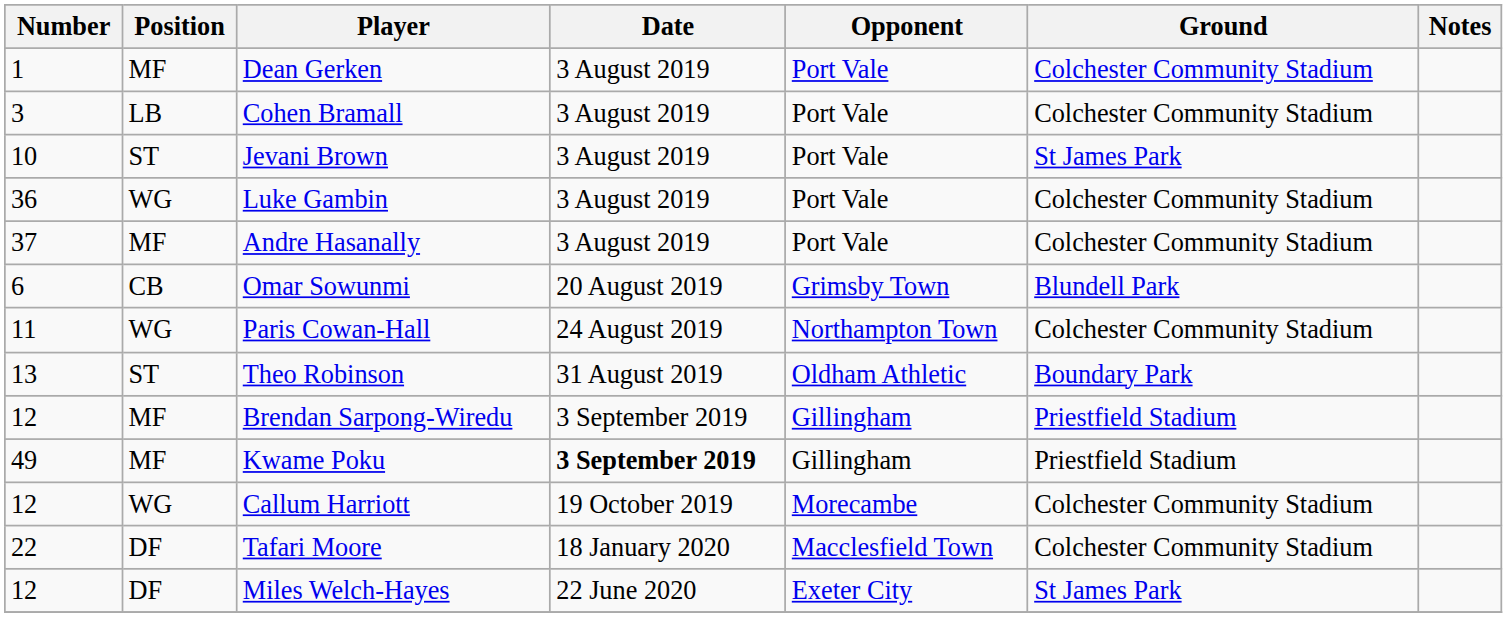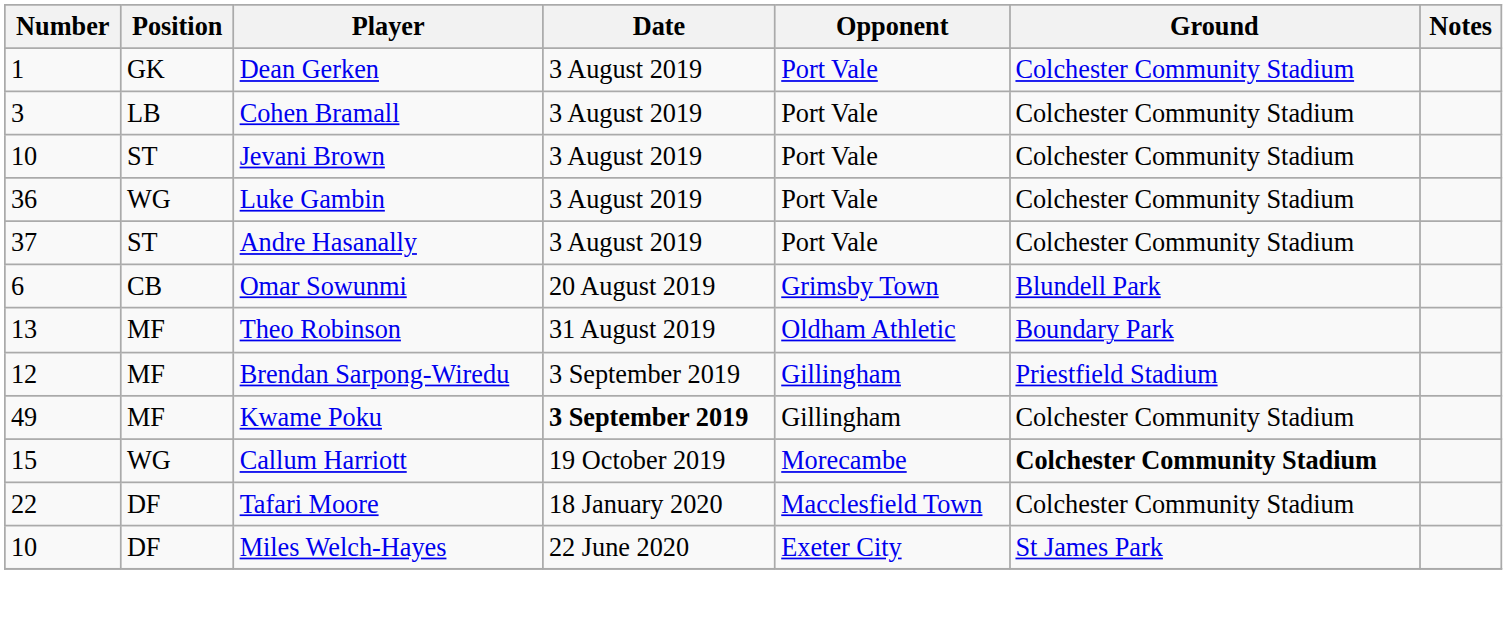(147, 69) MF -> (146, 69) GK
(1108, 156) St James Park -> (1185, 156) Colchester Community Stadium
(147, 243) MF -> (142, 243) ST
- row: (337, 329)
(144, 373) ST -> (146, 329) MF
(1135, 459) Priestfield Stadium -> (1185, 416) Colchester Community Stadium
(24, 503) 12 -> (24, 459) 15
(1204, 503) normal -> (1196, 459) bold
(24, 590) 12 -> (24, 546) 10
